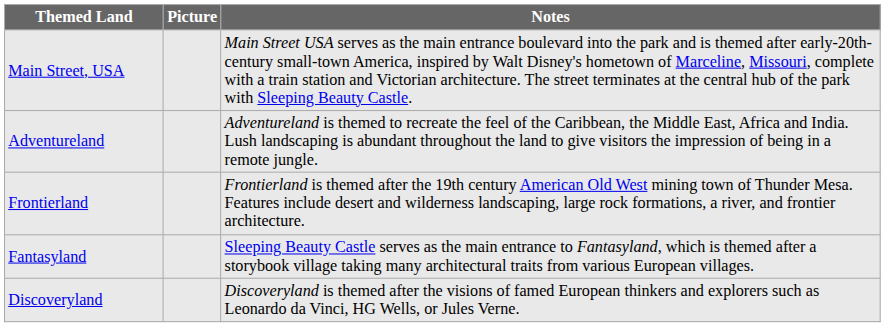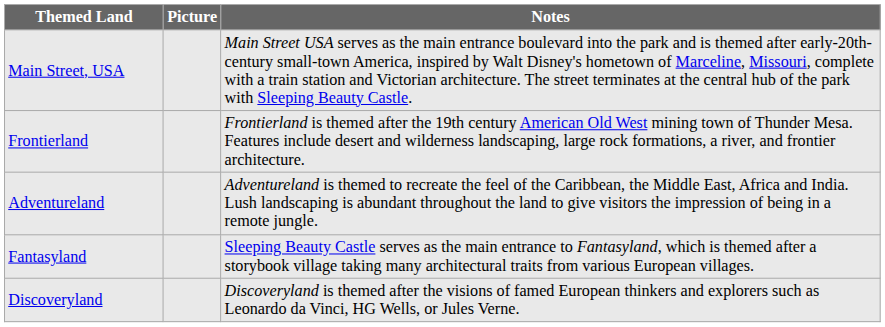rows swapped: (48, 203) <-> (56, 141)
